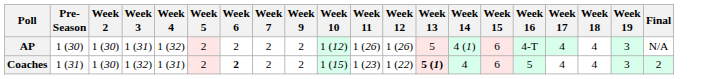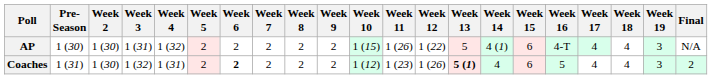+ column: (301, 20)
(334, 46) 1 (12) -> (366, 46) 1 (15)
(399, 46) 1 (26) -> (432, 46) 1 (22)
(334, 65) 1 (15) -> (366, 65) 1 (12)
(399, 65) 1 (22) -> (432, 65) 1 (26)
